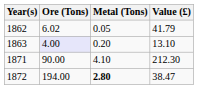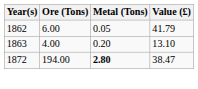(51, 28) 6.02 -> (51, 28) 6.00
(51, 44) lavender background -> (51, 44) no background
- row: (17, 60)
